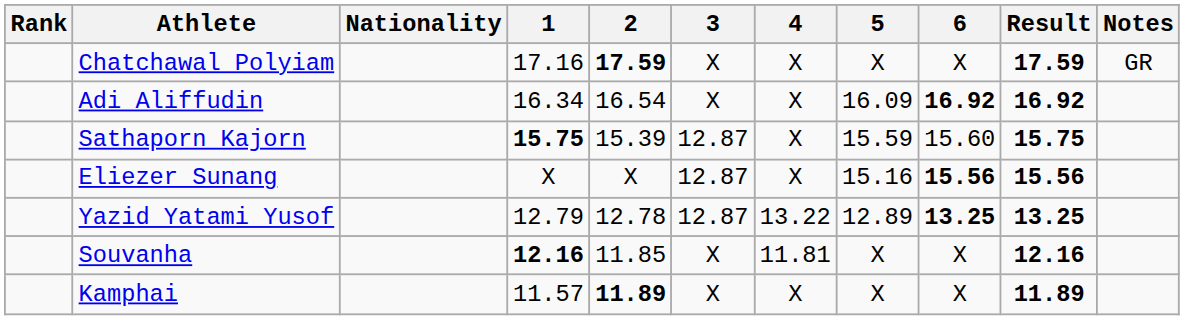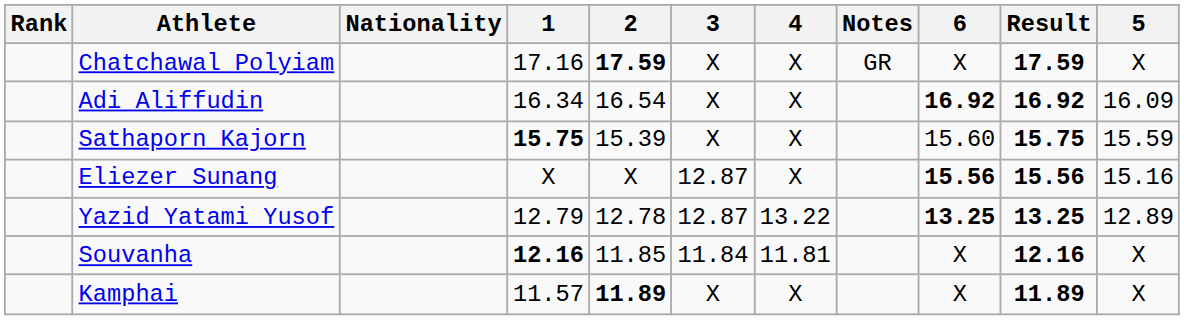columns swapped: (878, 24) <-> (1139, 24)
(713, 140) 12.87 -> (713, 140) X
(713, 256) X -> (713, 256) 11.84
